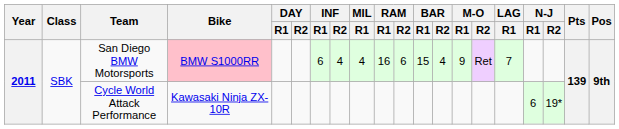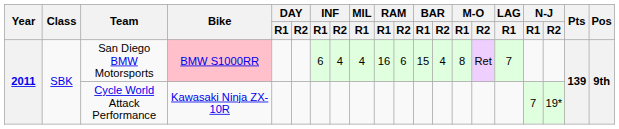(462, 60) 9 -> (462, 60) 8
(533, 102) 6 -> (533, 102) 7
